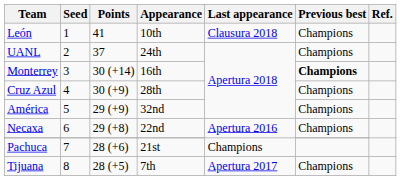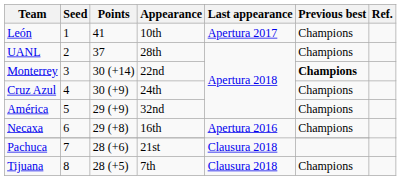(242, 33) Clausura 2018 -> (242, 33) Apertura 2017
(151, 52) 24th -> (151, 52) 28th
(151, 71) 16th -> (152, 71) 22nd
(151, 90) 28th -> (151, 90) 24th
(152, 128) 22nd -> (151, 128) 16th
(235, 147) Champions -> (242, 147) Clausura 2018
(242, 166) Apertura 2017 -> (242, 166) Clausura 2018
